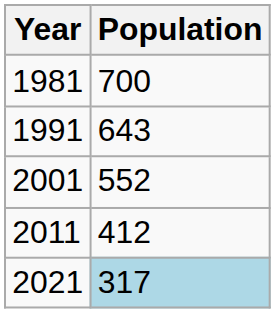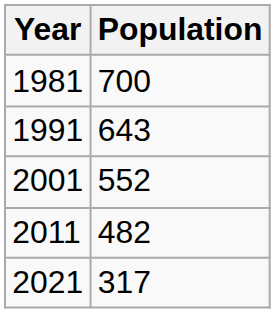(124, 231) 412 -> (124, 231) 482
(124, 282) lightblue background -> (124, 282) no background
